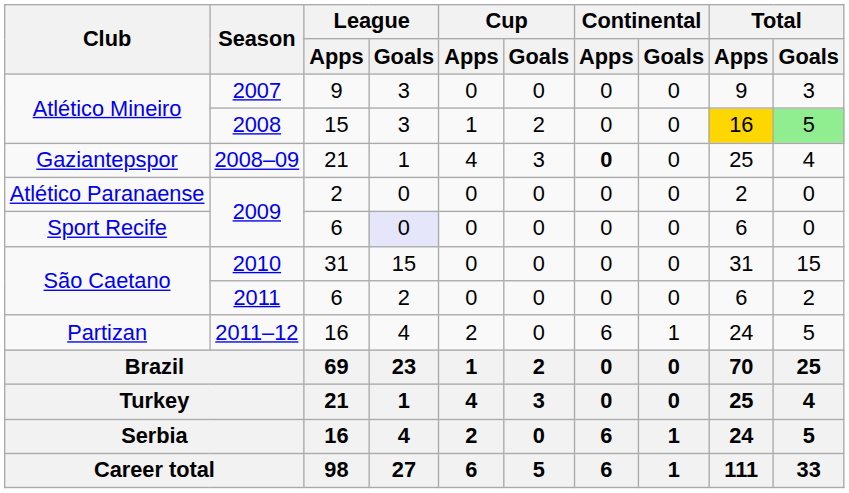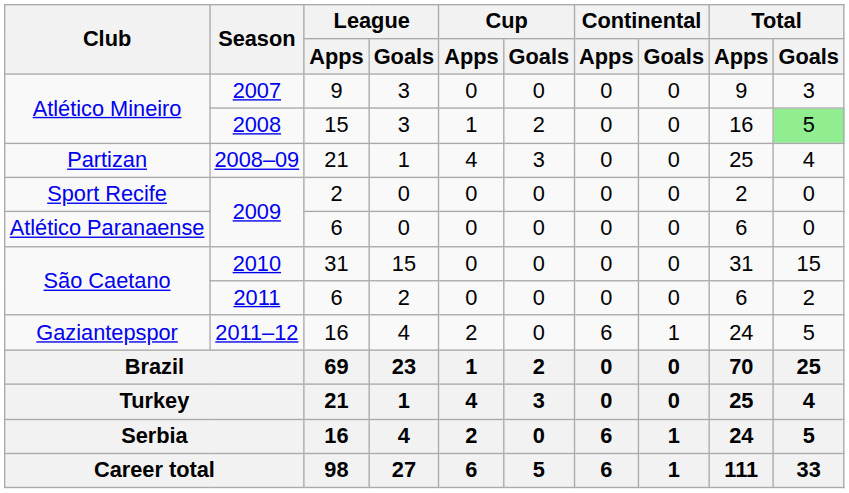(741, 125) gold background -> (741, 125) no background
(107, 159) Gaziantepspor -> (107, 159) Partizan
(606, 159) bold -> (606, 159) normal
(107, 194) Atlético Paranaense -> (107, 194) Sport Recife
(107, 228) Sport Recife -> (107, 228) Atlético Paranaense
(404, 228) lavender background -> (404, 228) no background
(107, 332) Partizan -> (107, 332) Gaziantepspor
